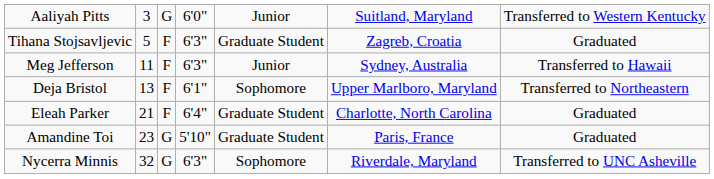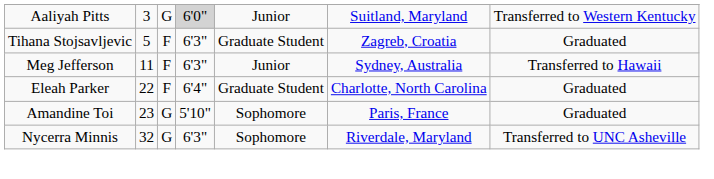(195, 16) no background -> (195, 16) lightgrey background
- row: (70, 88)
(147, 112) 21 -> (147, 88) 22
(271, 137) Graduate Student -> (271, 112) Sophomore
